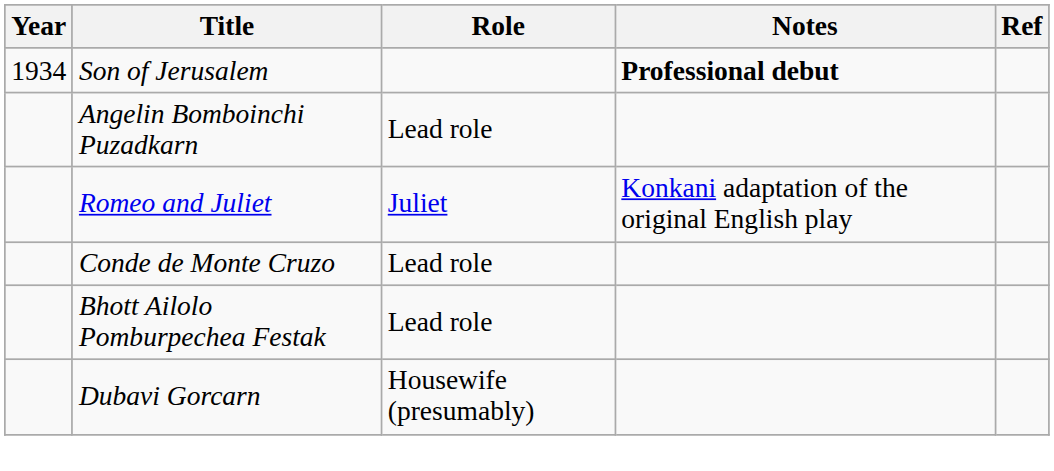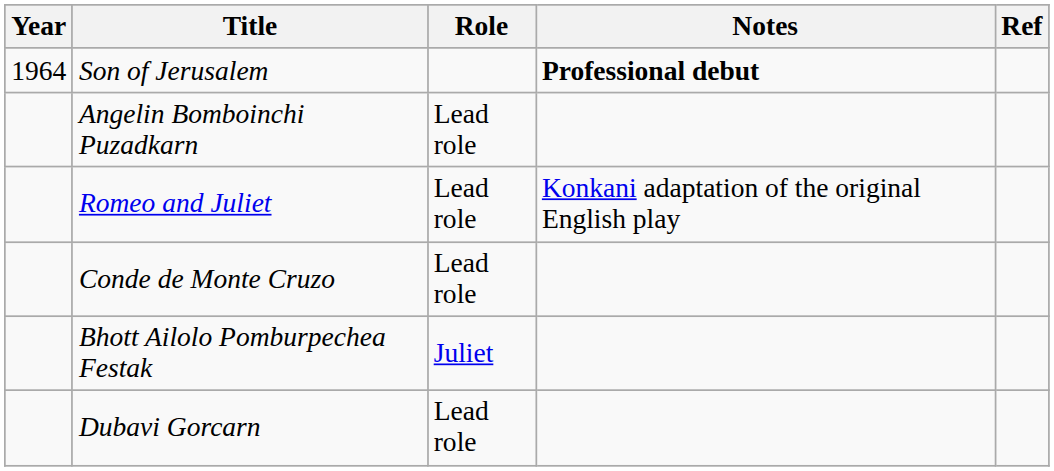(39, 69) 1934 -> (39, 69) 1964
(418, 203) Juliet -> (461, 203) Lead role
(440, 321) Lead role -> (464, 352) Juliet
(461, 396) Housewife (presumably) -> (461, 427) Lead role
